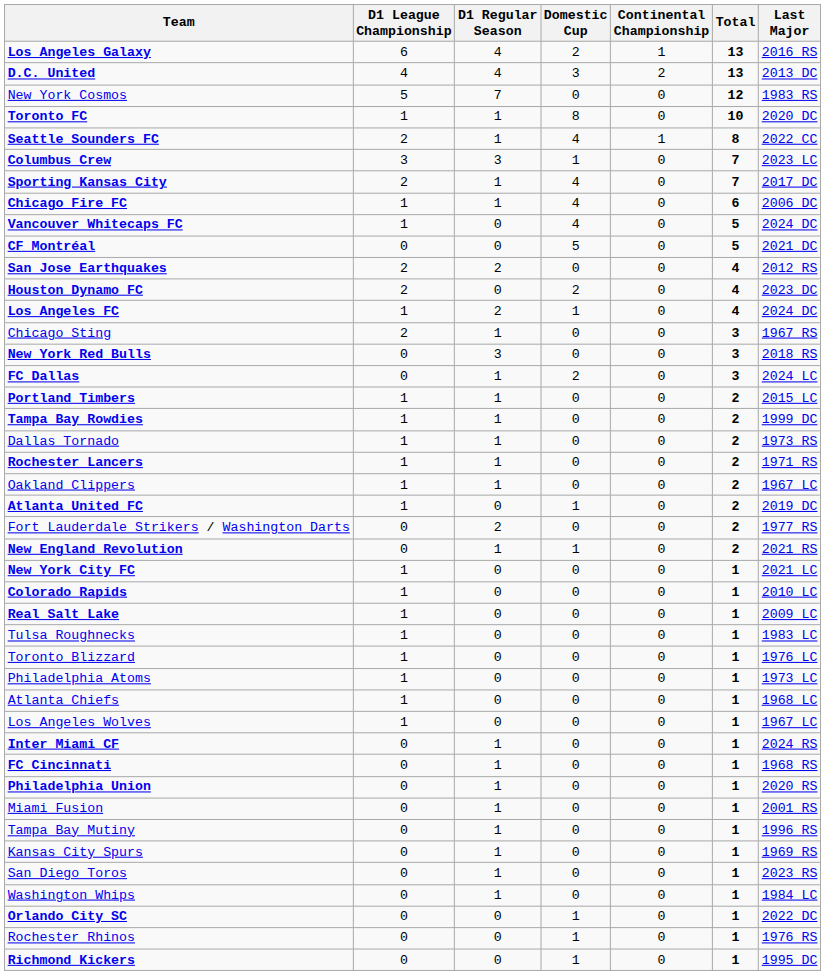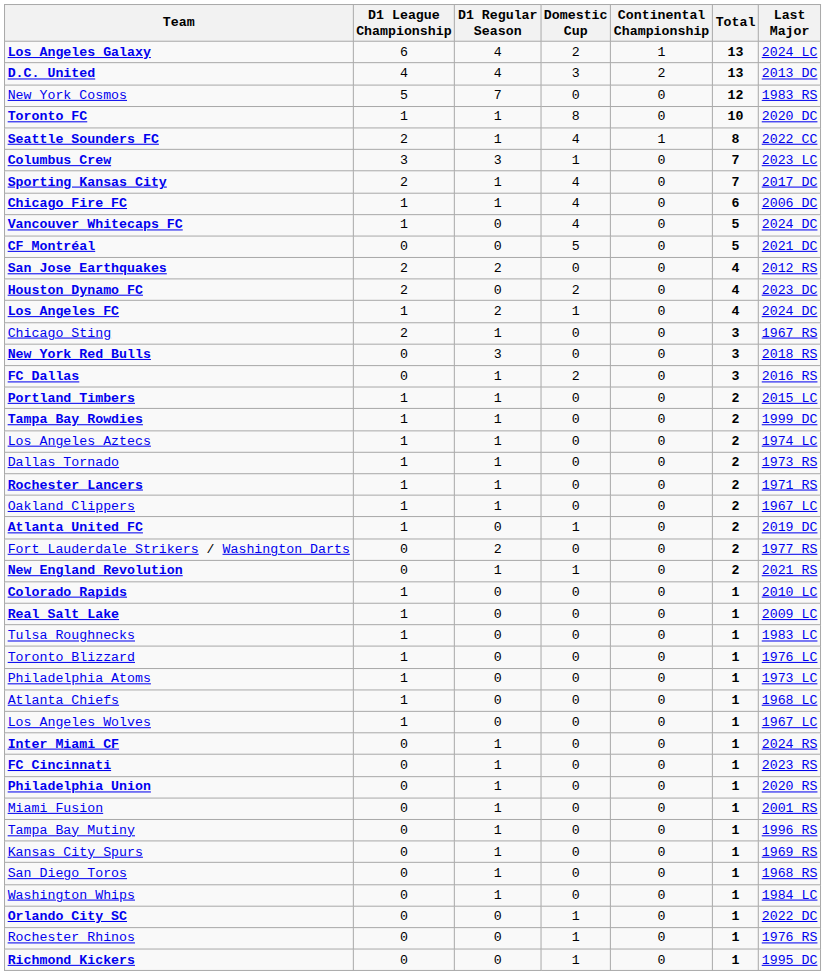(790, 52) 2016 RS -> (790, 52) 2024 LC
(790, 376) 2024 LC -> (790, 376) 2016 RS
+ row: (79, 441)
- row: (71, 571)
(790, 765) 1968 RS -> (790, 765) 2023 RS
(790, 873) 2023 RS -> (790, 873) 1968 RS
